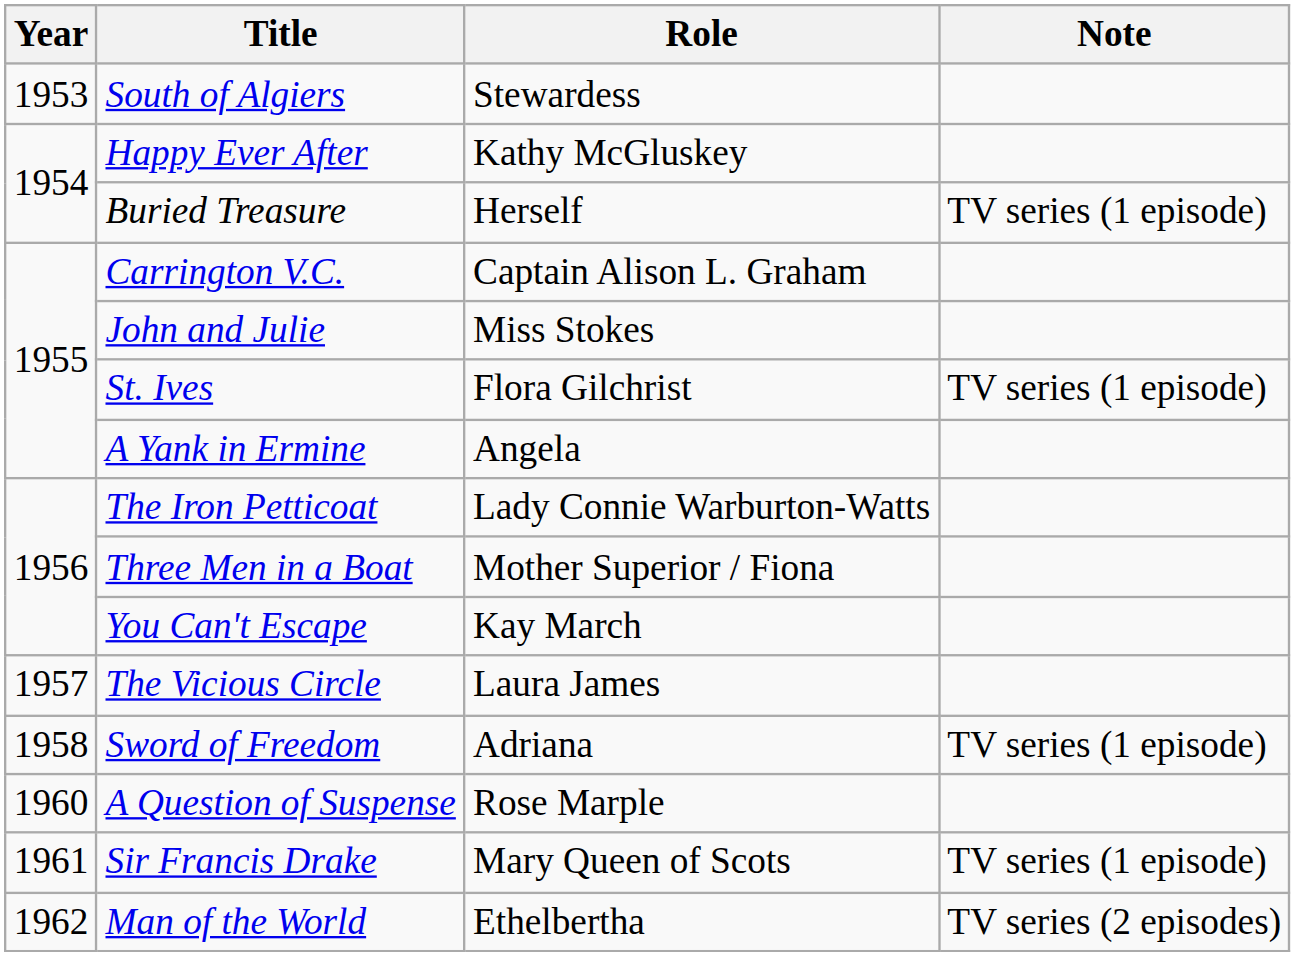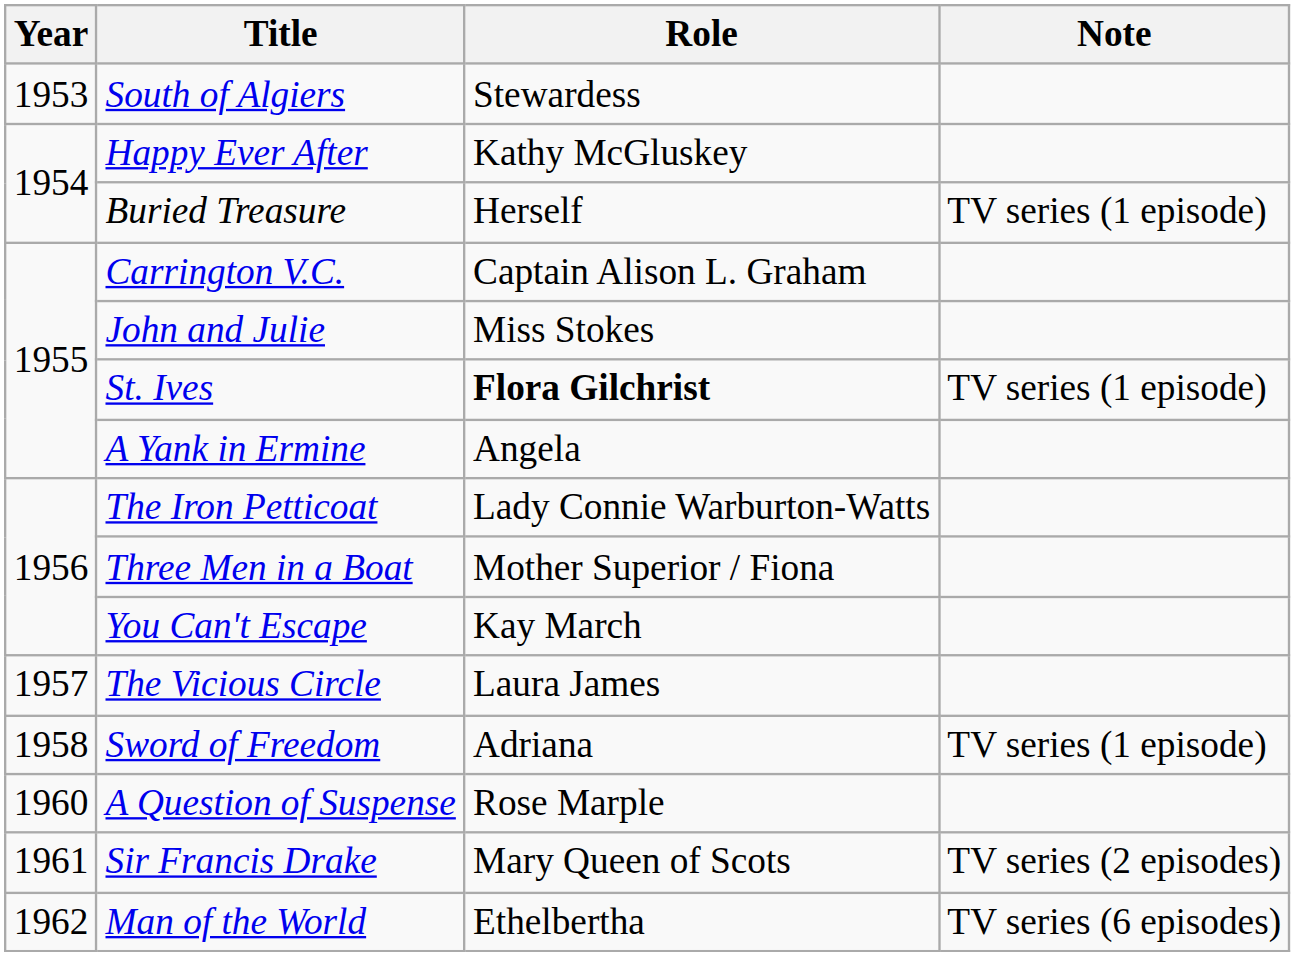(582, 388) normal -> (592, 388) bold
(1107, 861) TV series (1 episode) -> (1114, 861) TV series (2 episodes)
(1114, 920) TV series (2 episodes) -> (1114, 920) TV series (6 episodes)
